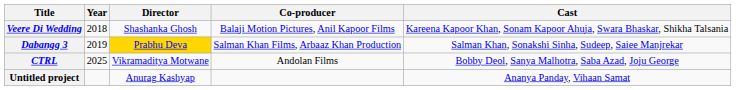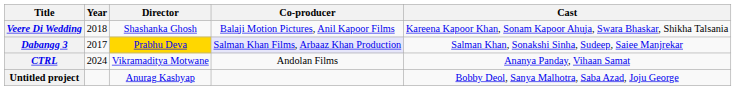(97, 45) 2019 -> (97, 45) 2017
(307, 45) no background -> (307, 45) lavender background
(97, 61) 2025 -> (97, 61) 2024
(567, 61) Bobby Deol, Sanya Malhotra, Saba Azad, Joju George -> (567, 61) Ananya Panday, Vihaan Samat
(567, 77) Ananya Panday, Vihaan Samat -> (567, 77) Bobby Deol, Sanya Malhotra, Saba Azad, Joju George
